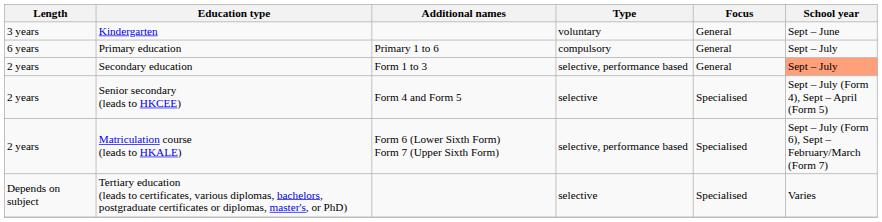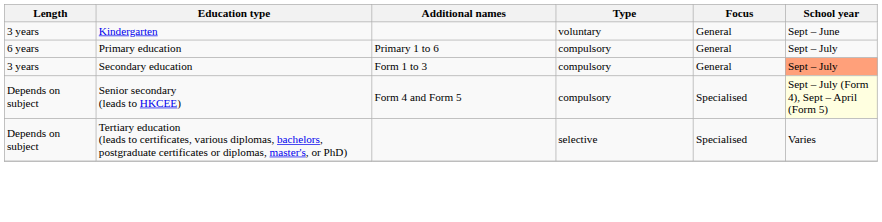(23, 66) 2 years -> (23, 66) 3 years
(623, 66) selective, performance based -> (585, 66) compulsory
(23, 97) 2 years -> (34, 97) Depends on subject
(578, 97) selective -> (585, 97) compulsory
(828, 97) no background -> (828, 97) lightyellow background
- row: (145, 146)
